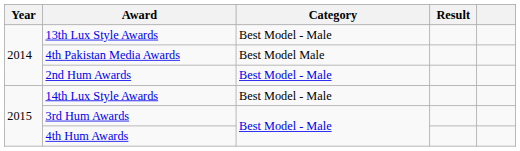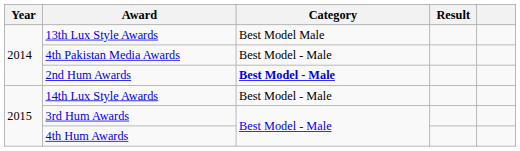(285, 35) Best Model - Male -> (282, 35) Best Model Male
(282, 55) Best Model Male -> (285, 55) Best Model - Male
(285, 75) normal -> (287, 75) bold
